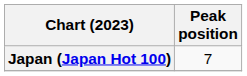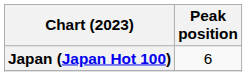(208, 58) 7 -> (208, 58) 6
